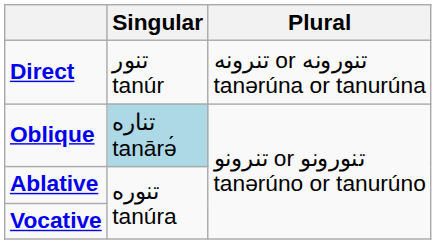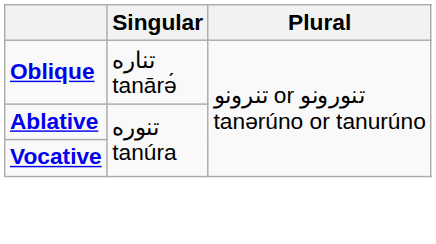- row: (42, 72)
(144, 135) lightblue background -> (144, 72) no background
